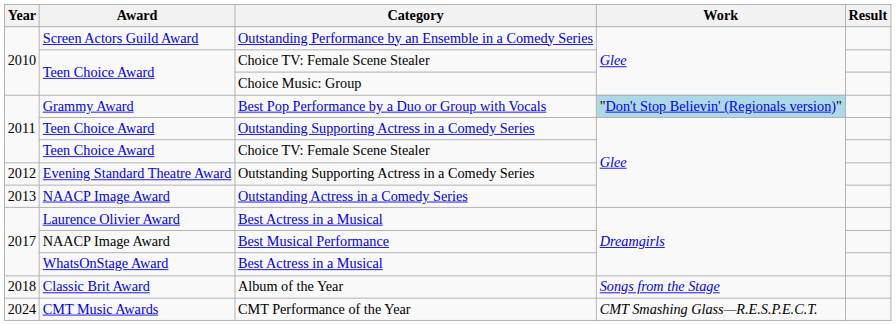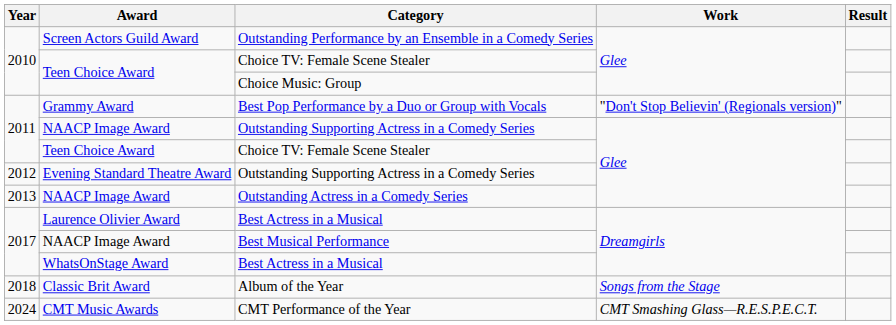(721, 106) lightblue background -> (721, 106) no background
(99, 128) Teen Choice Award -> (106, 128) NAACP Image Award
